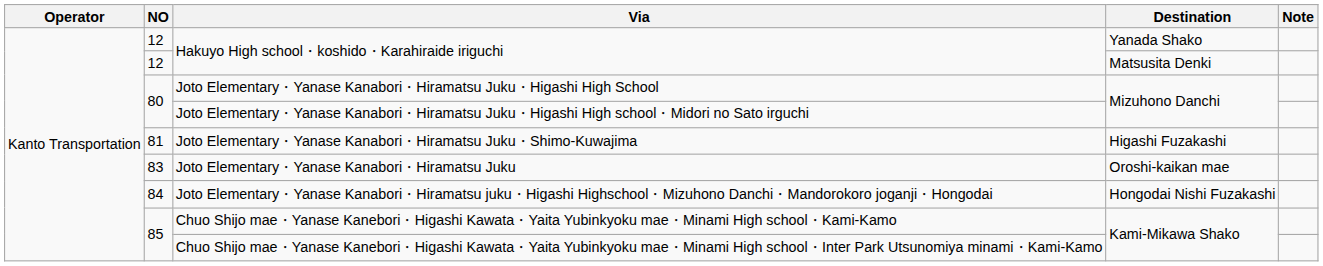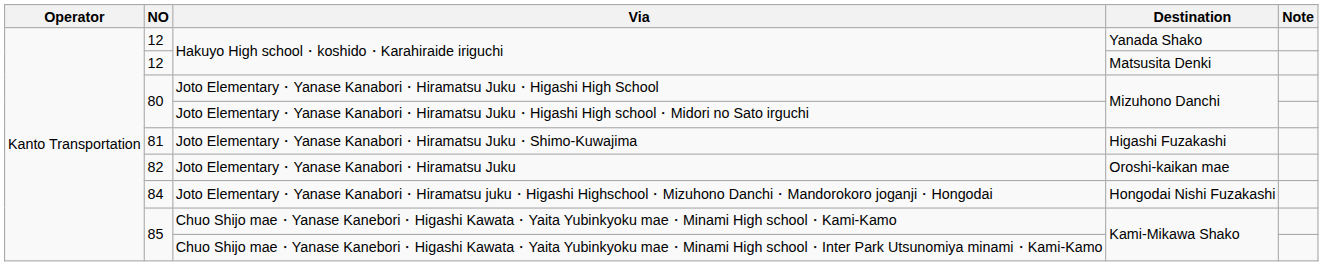(155, 168) 83 -> (155, 168) 82
